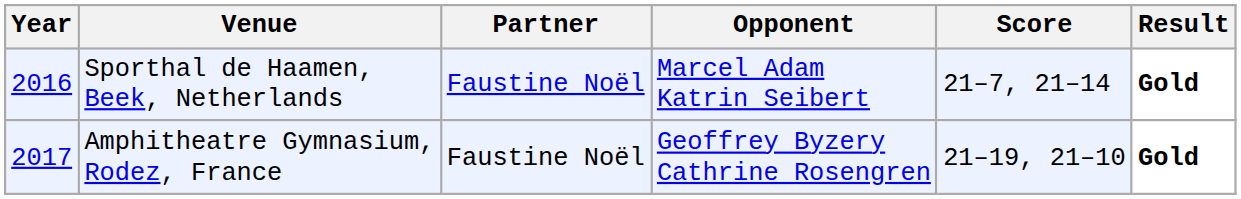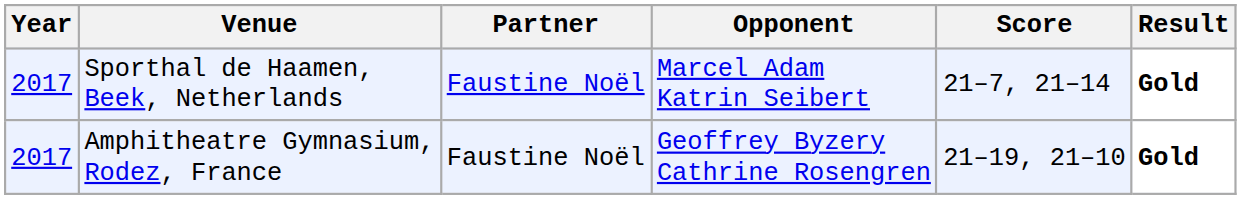(42, 84) 2016 -> (42, 84) 2017
